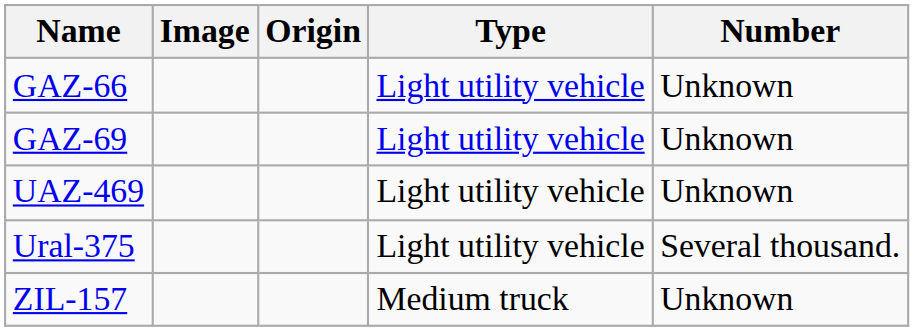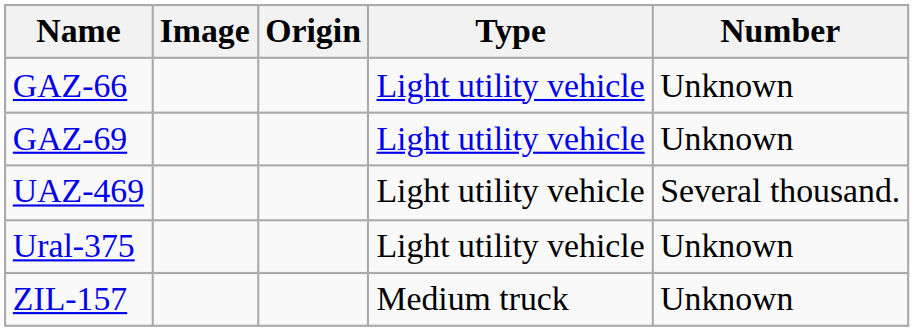(727, 191) Unknown -> (780, 191) Several thousand.
(780, 245) Several thousand. -> (727, 245) Unknown
